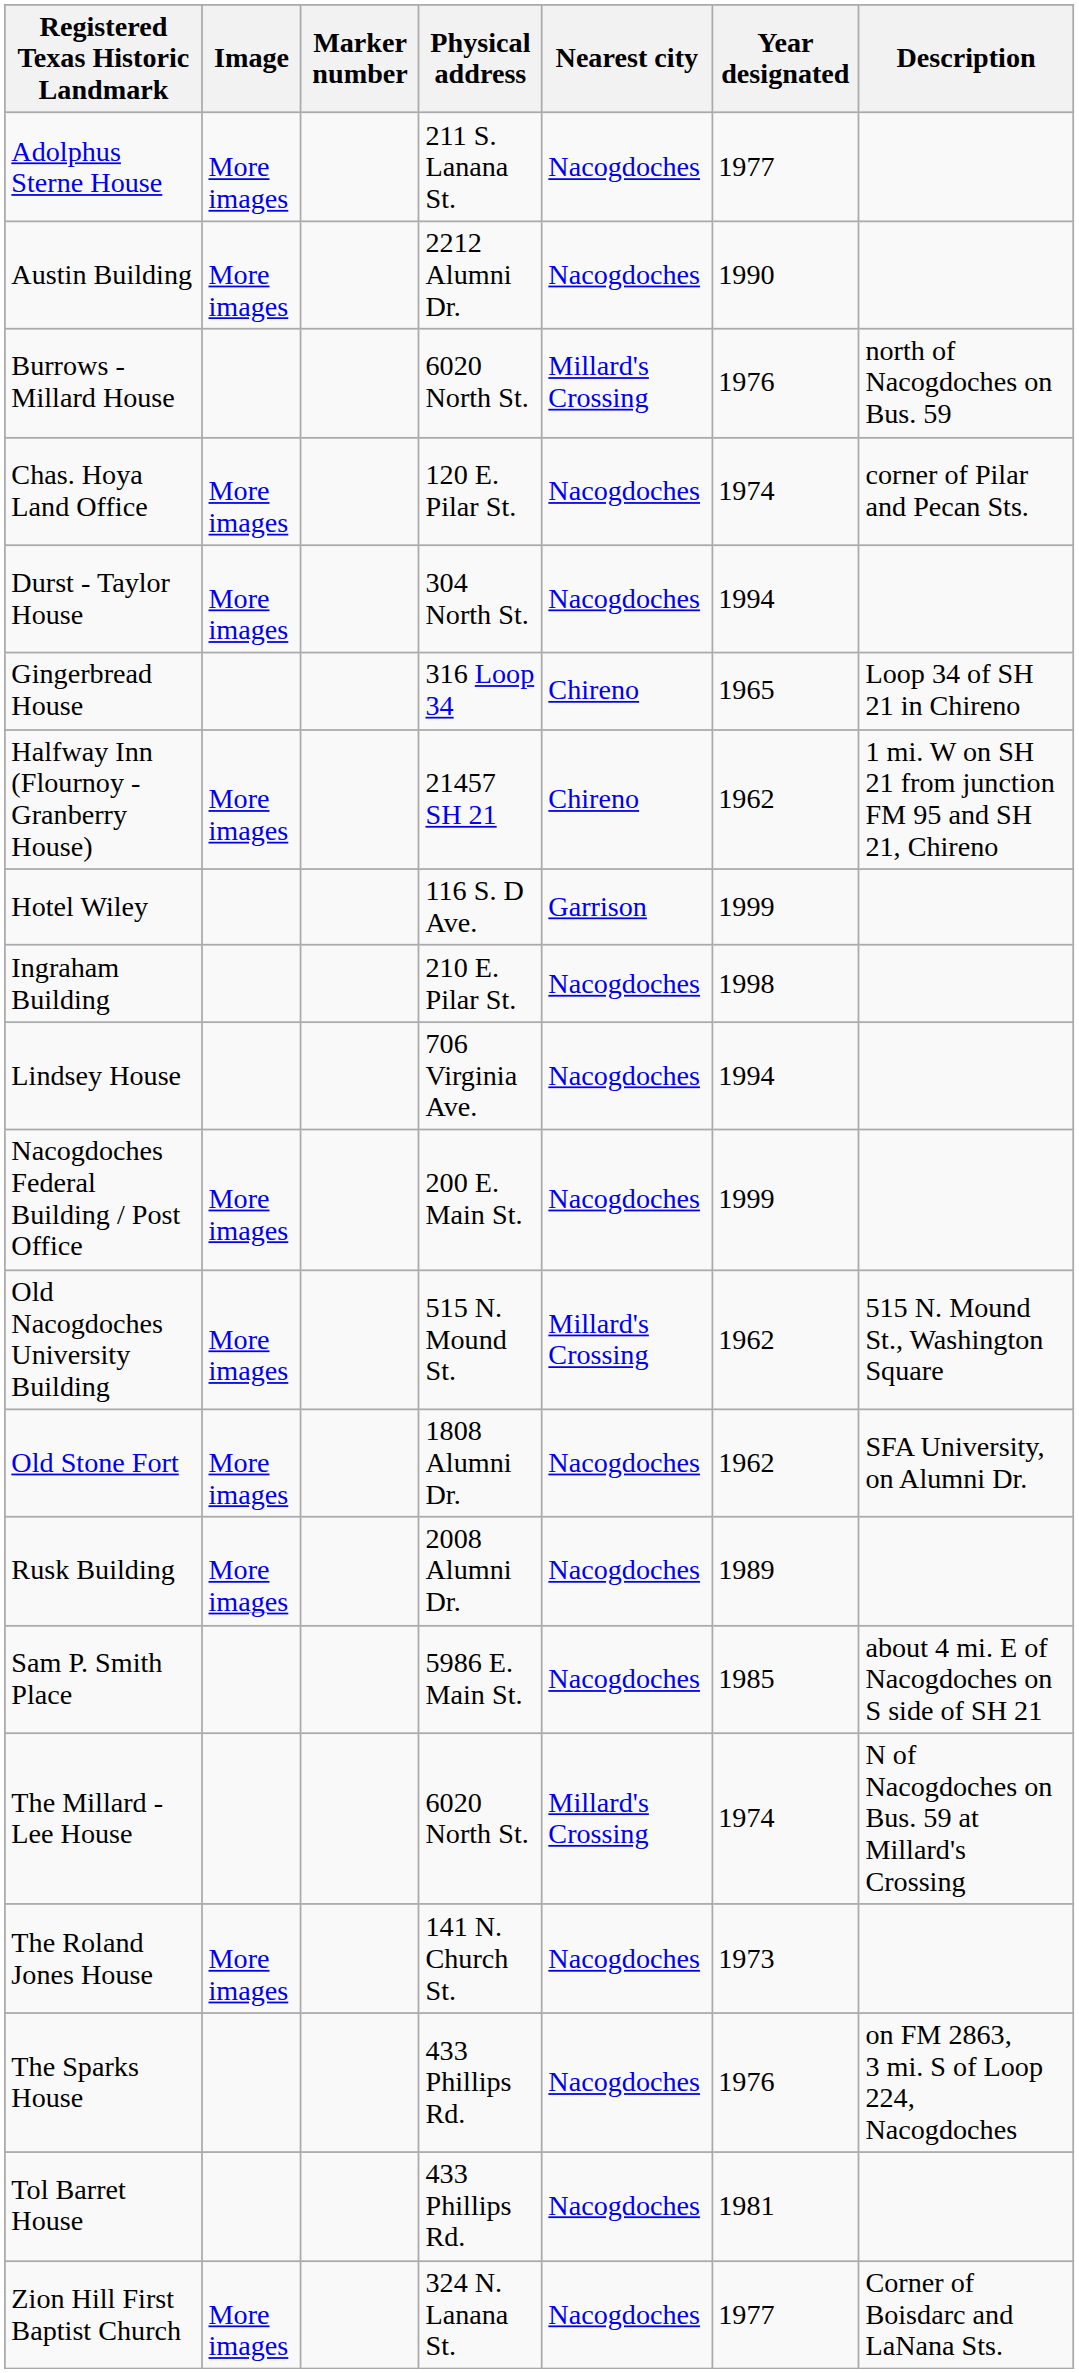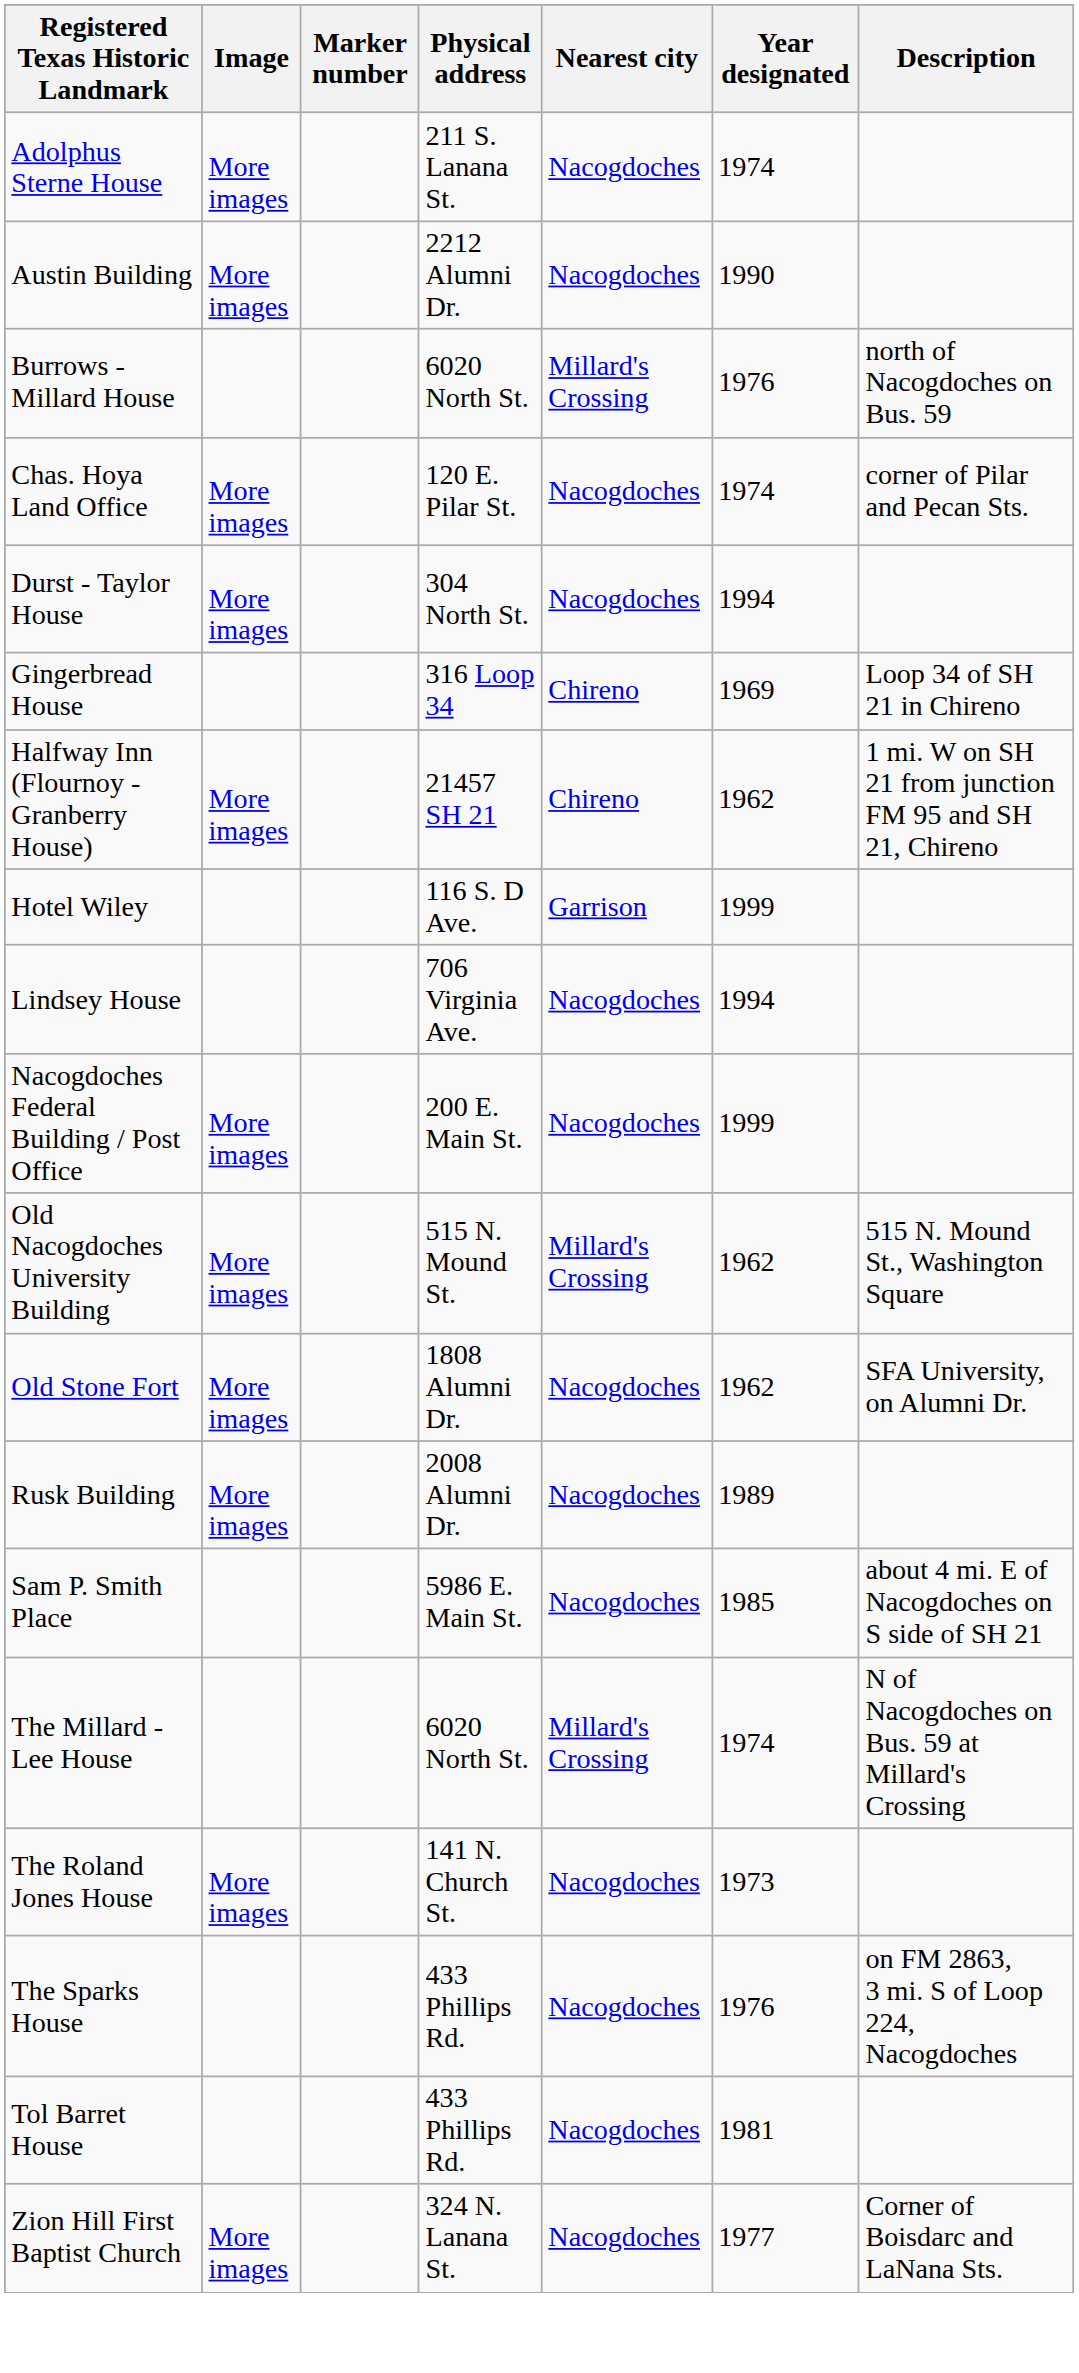(746, 166) 1977 -> (746, 166) 1974
(746, 690) 1965 -> (746, 690) 1969
- row: (65, 983)
